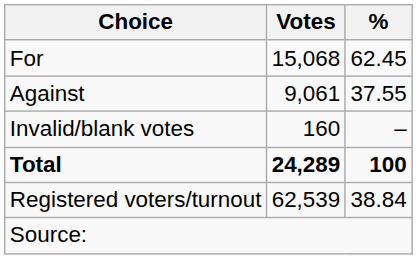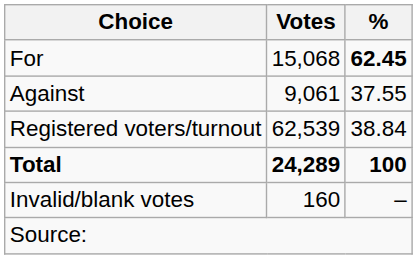(379, 57) normal -> (379, 57) bold
rows swapped: (102, 128) <-> (136, 199)
